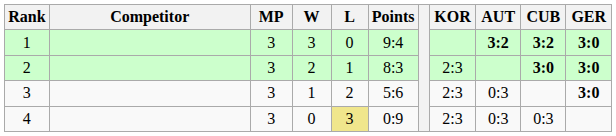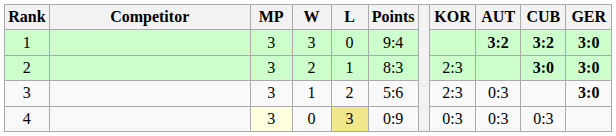(271, 118) no background -> (271, 118) lightyellow background
(453, 118) 2:3 -> (453, 118) 0:3
